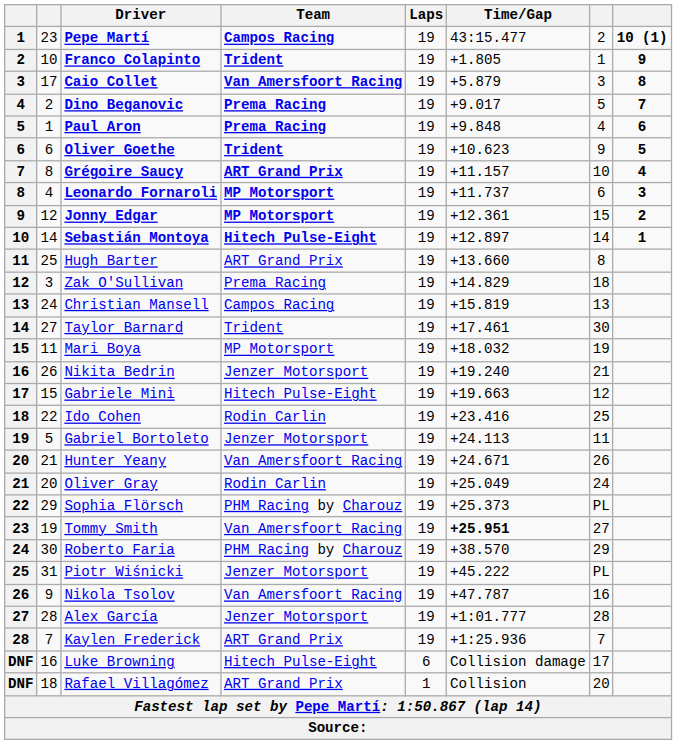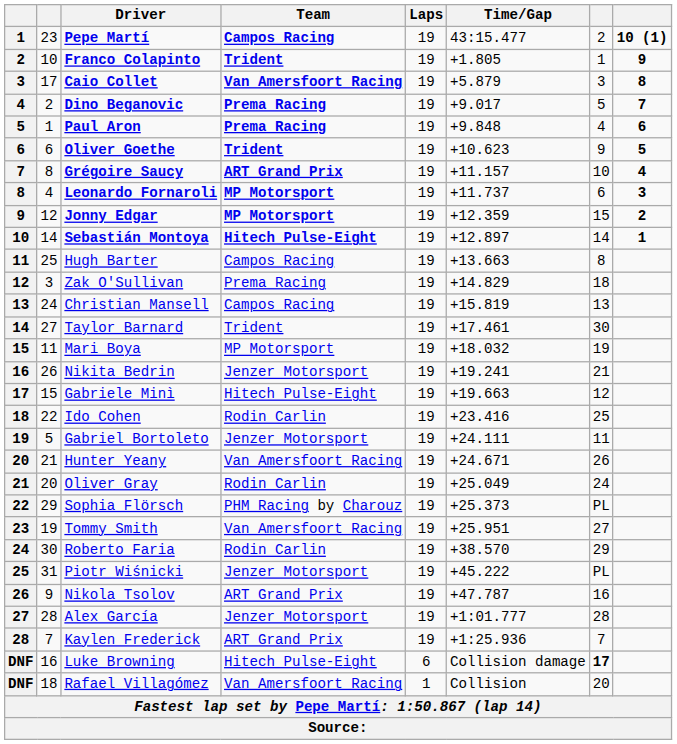(480, 216) +12.361 -> (480, 216) +12.359
(283, 261) ART Grand Prix -> (279, 261) Campos Racing
(480, 261) +13.660 -> (480, 261) +13.663
(480, 372) +19.240 -> (480, 372) +19.241
(480, 439) +24.113 -> (480, 439) +24.111
(480, 528) bold -> (480, 528) normal
(313, 551) PHM Racing by Charouz -> (275, 551) Rodin Carlin
(313, 595) Van Amersfoort Racing -> (283, 595) ART Grand Prix
(601, 662) normal -> (601, 662) bold
(283, 684) ART Grand Prix -> (313, 684) Van Amersfoort Racing
